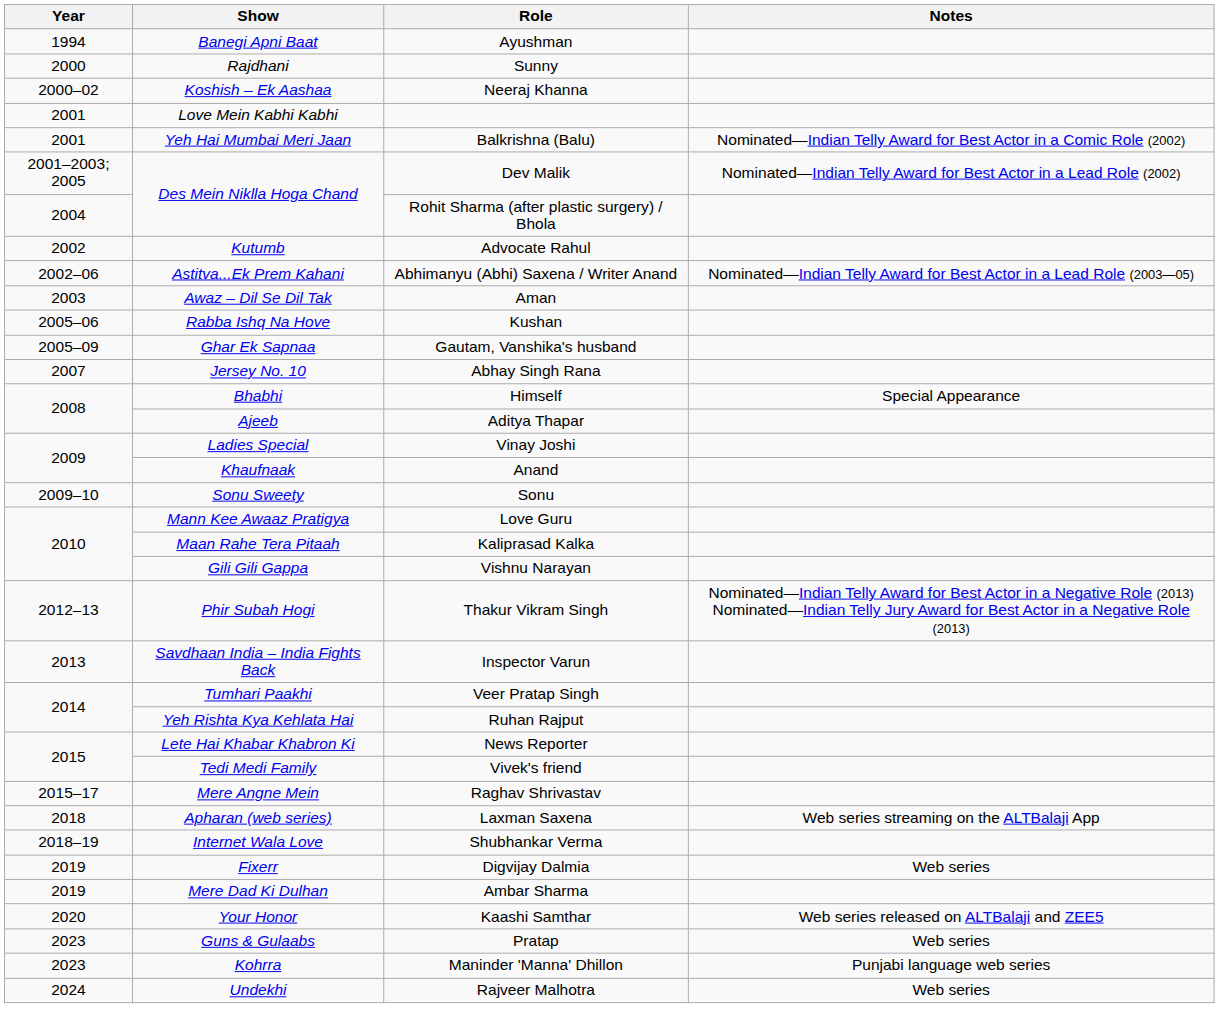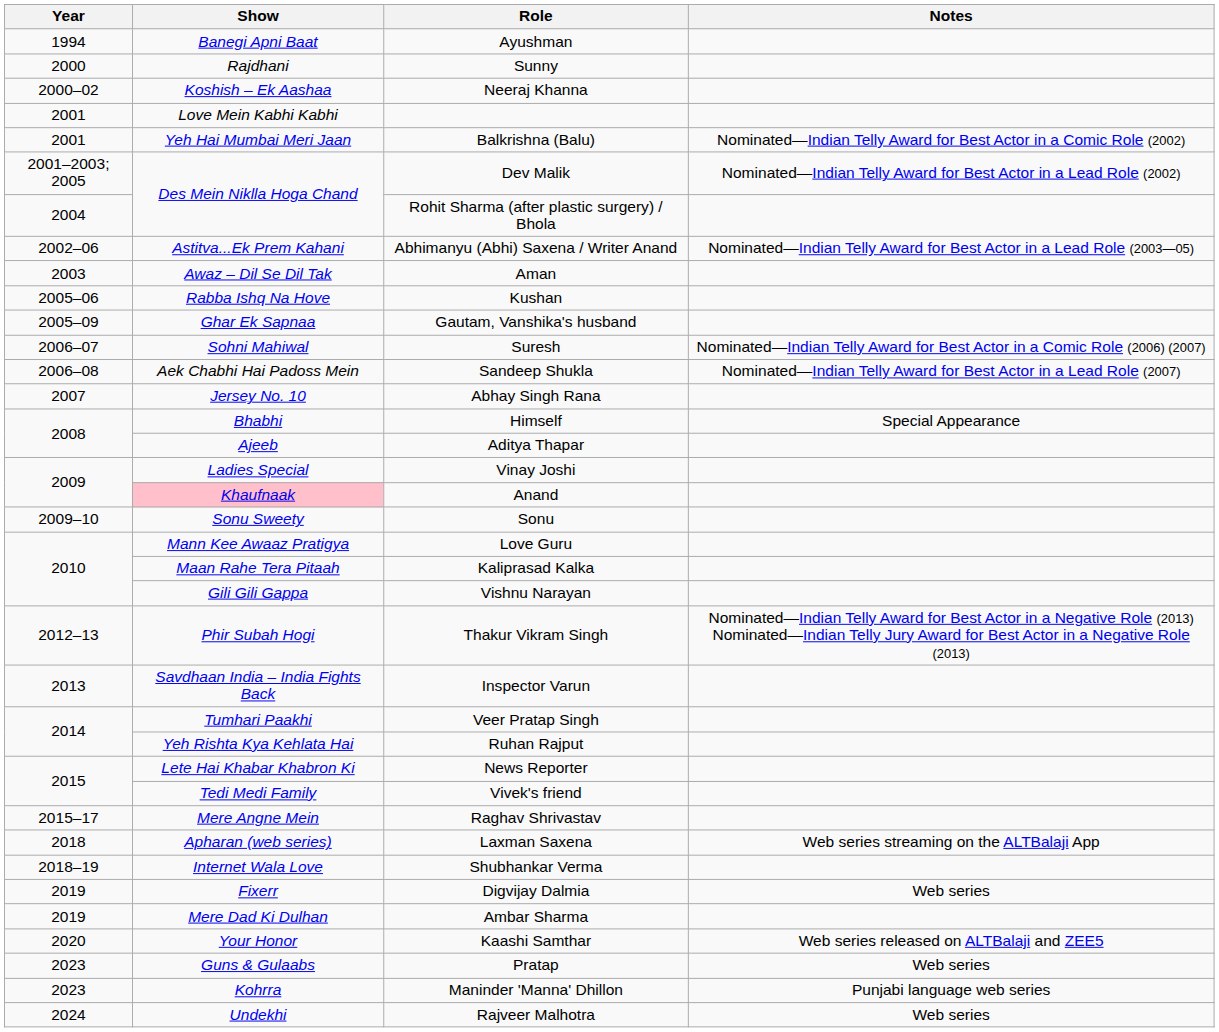- row: (536, 248)
+ row: (536, 347)
+ row: (536, 371)
(258, 470) no background -> (258, 494) pink background
